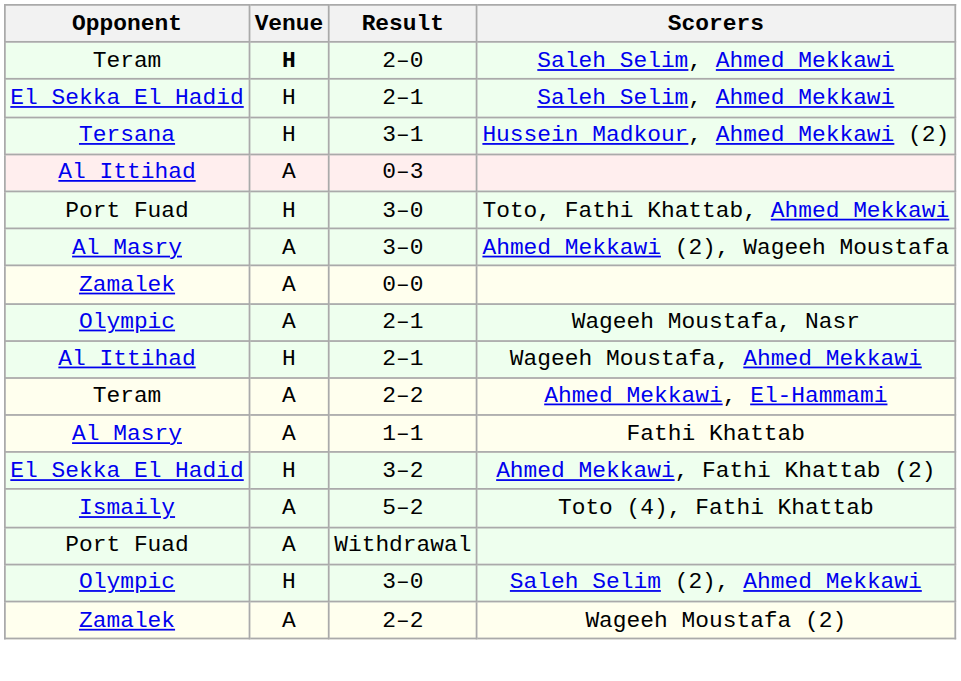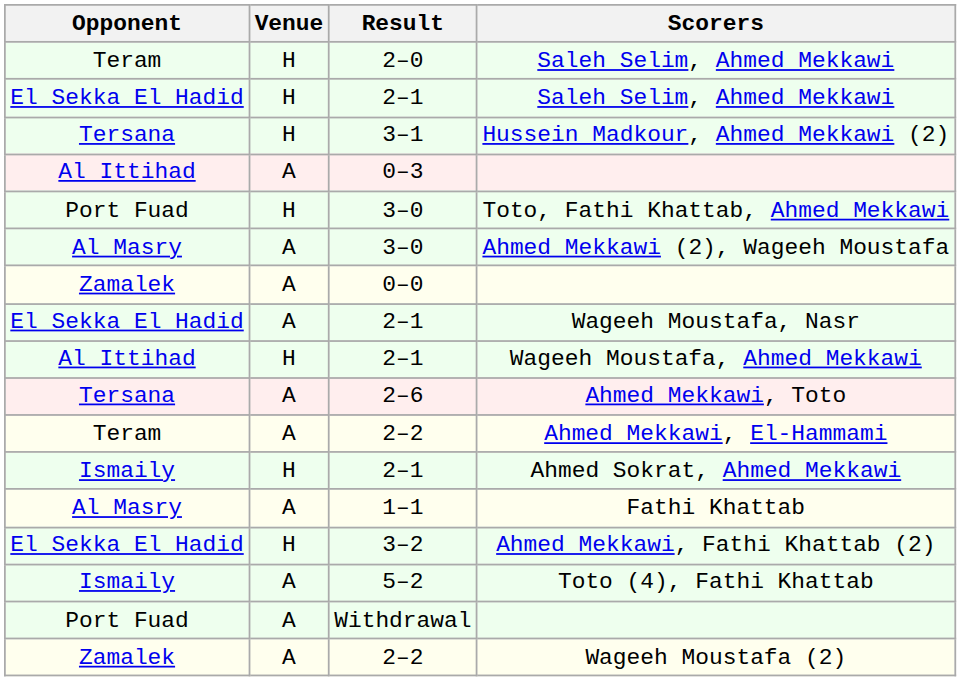(289, 61) bold -> (289, 61) normal
(127, 322) Olympic -> (127, 322) El Sekka El Hadid
+ row: (403, 396)
+ row: (403, 471)
- row: (403, 583)
